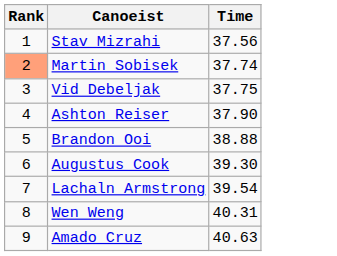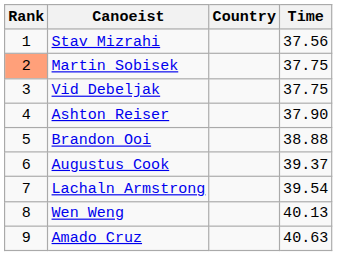+ column: (244, 17)
(235, 66) 37.74 -> (306, 66) 37.75
(235, 164) 39.30 -> (306, 164) 39.37
(235, 213) 40.31 -> (306, 213) 40.13
